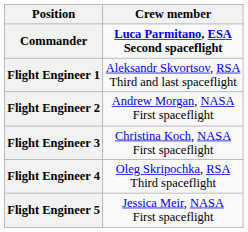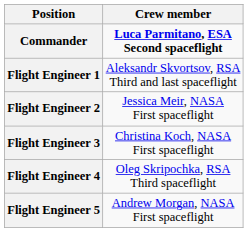(173, 108) Andrew Morgan, NASA First spaceflight -> (173, 108) Jessica Meir, NASA First spaceflight
(173, 210) Jessica Meir, NASA First spaceflight -> (173, 210) Andrew Morgan, NASA First spaceflight
